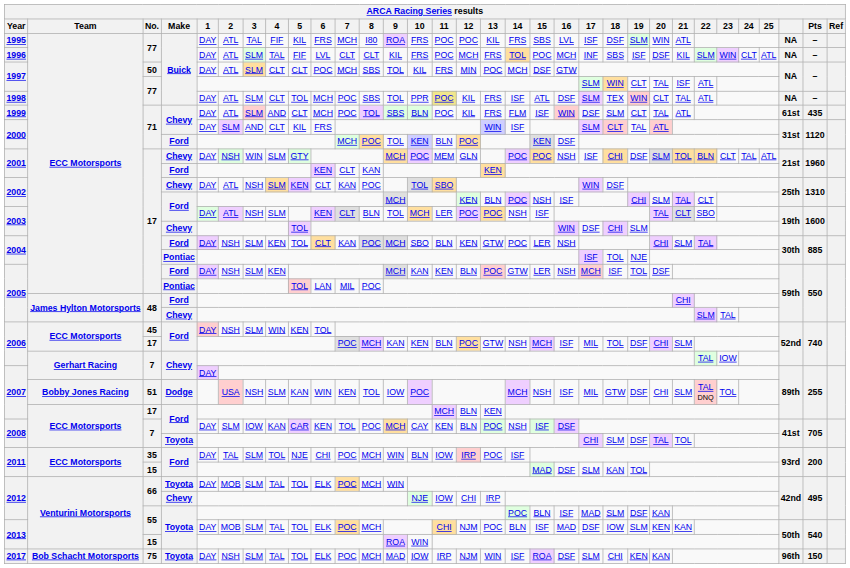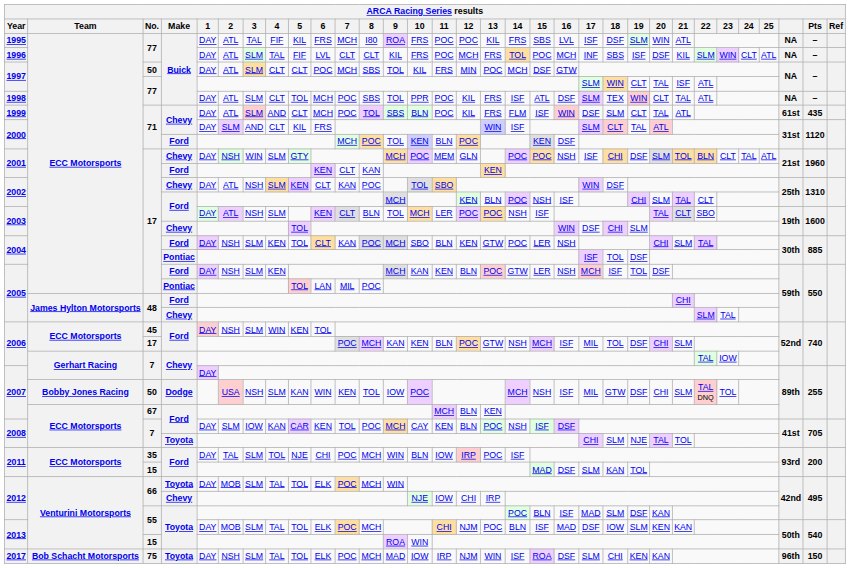(444, 98) khaki background -> (444, 98) no background
(639, 257) NJE -> (639, 257) DSF
(152, 392) 51 -> (152, 392) 50
(152, 412) 17 -> (152, 412) 67
(639, 441) DSF -> (639, 441) NJE
